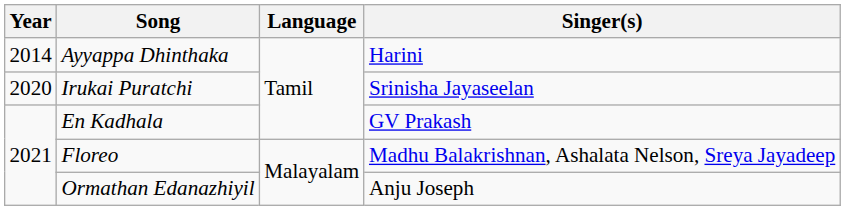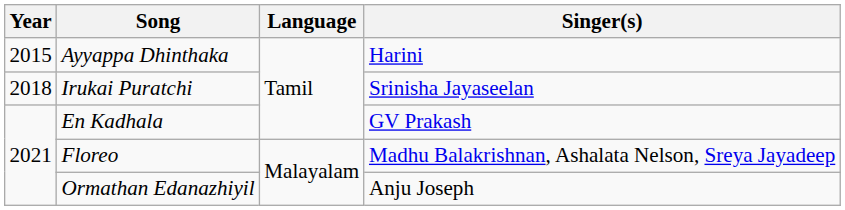(31, 54) 2014 -> (31, 54) 2015
(31, 88) 2020 -> (31, 88) 2018
